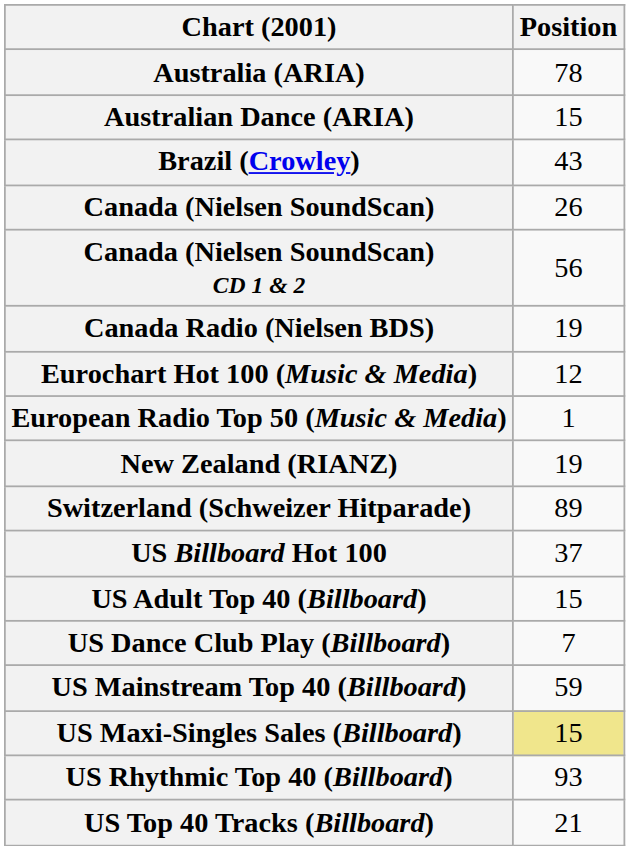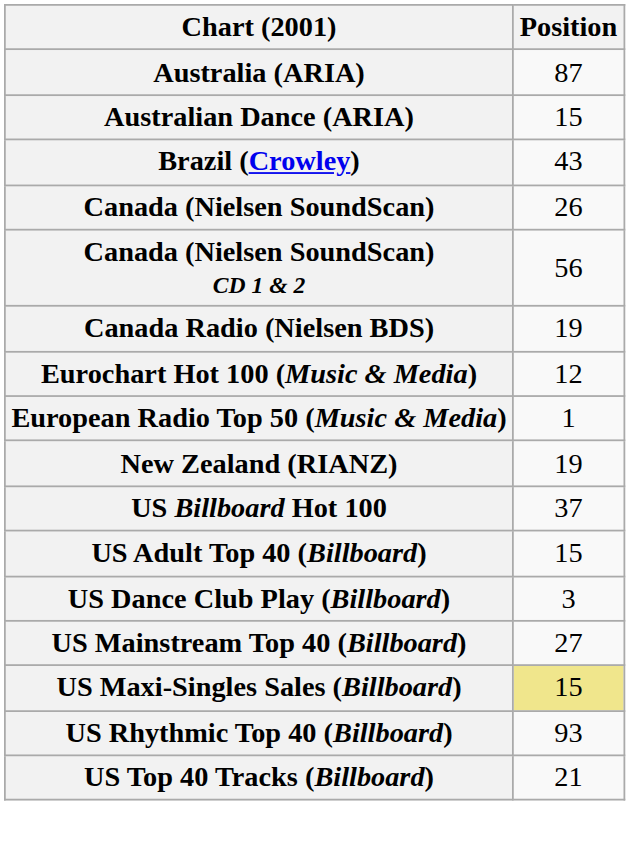(568, 71) 78 -> (568, 71) 87
- row: (259, 507)
(568, 642) 7 -> (568, 597) 3
(568, 687) 59 -> (568, 642) 27
